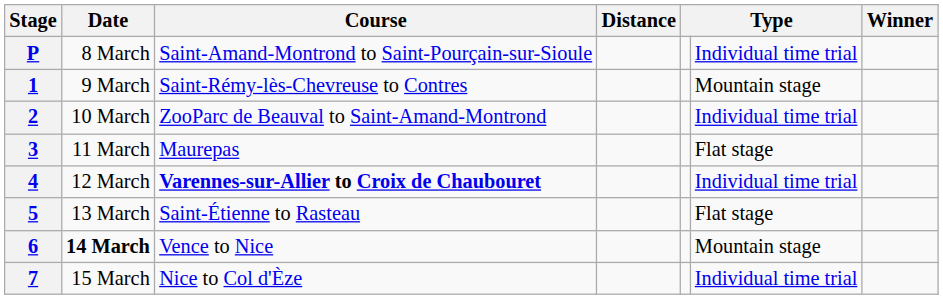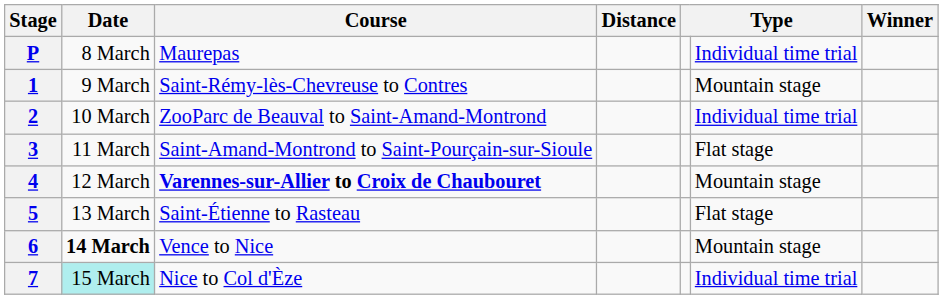(376, 52) Saint-Amand-Montrond to Saint-Pourçain-sur-Sioule -> (199, 52) Maurepas
(199, 149) Maurepas -> (376, 149) Saint-Amand-Montrond to Saint-Pourçain-sur-Sioule
(776, 181) Individual time trial -> (758, 181) Mountain stage
(111, 278) no background -> (111, 278) paleturquoise background
